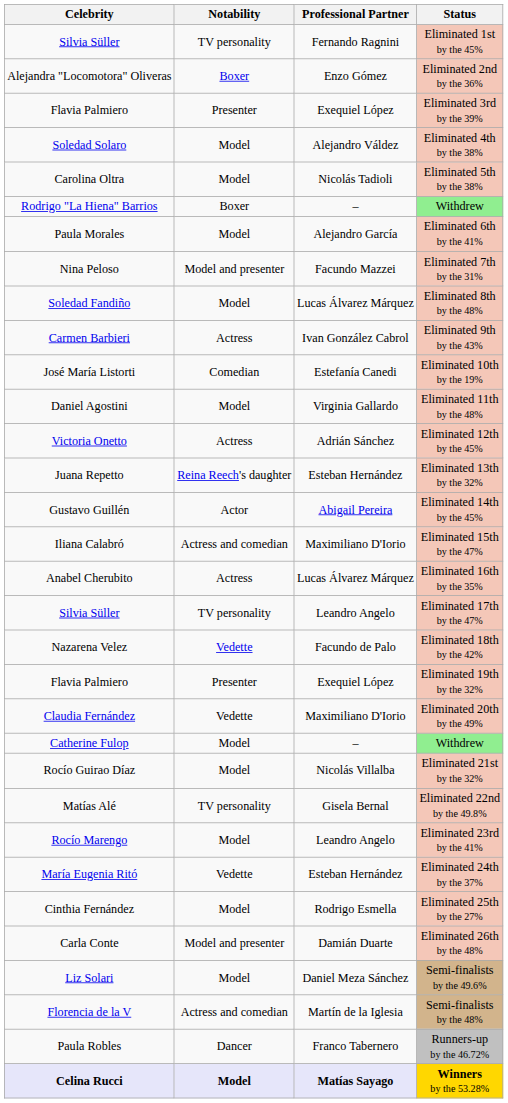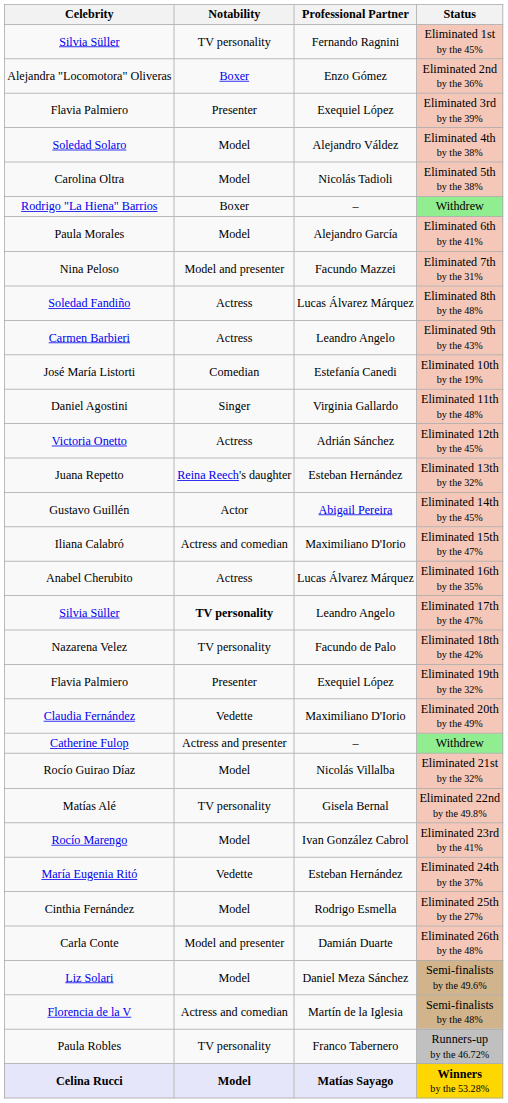(234, 302) Model -> (234, 302) Actress
(355, 337) Ivan González Cabrol -> (355, 337) Leandro Angelo
(234, 406) Model -> (234, 406) Singer
(234, 613) normal -> (234, 613) bold
(234, 647) Vedette -> (234, 647) TV personality
(234, 743) Model -> (234, 743) Actress and presenter
(355, 839) Leandro Angelo -> (355, 839) Ivan González Cabrol
(234, 1046) Dancer -> (234, 1046) TV personality
